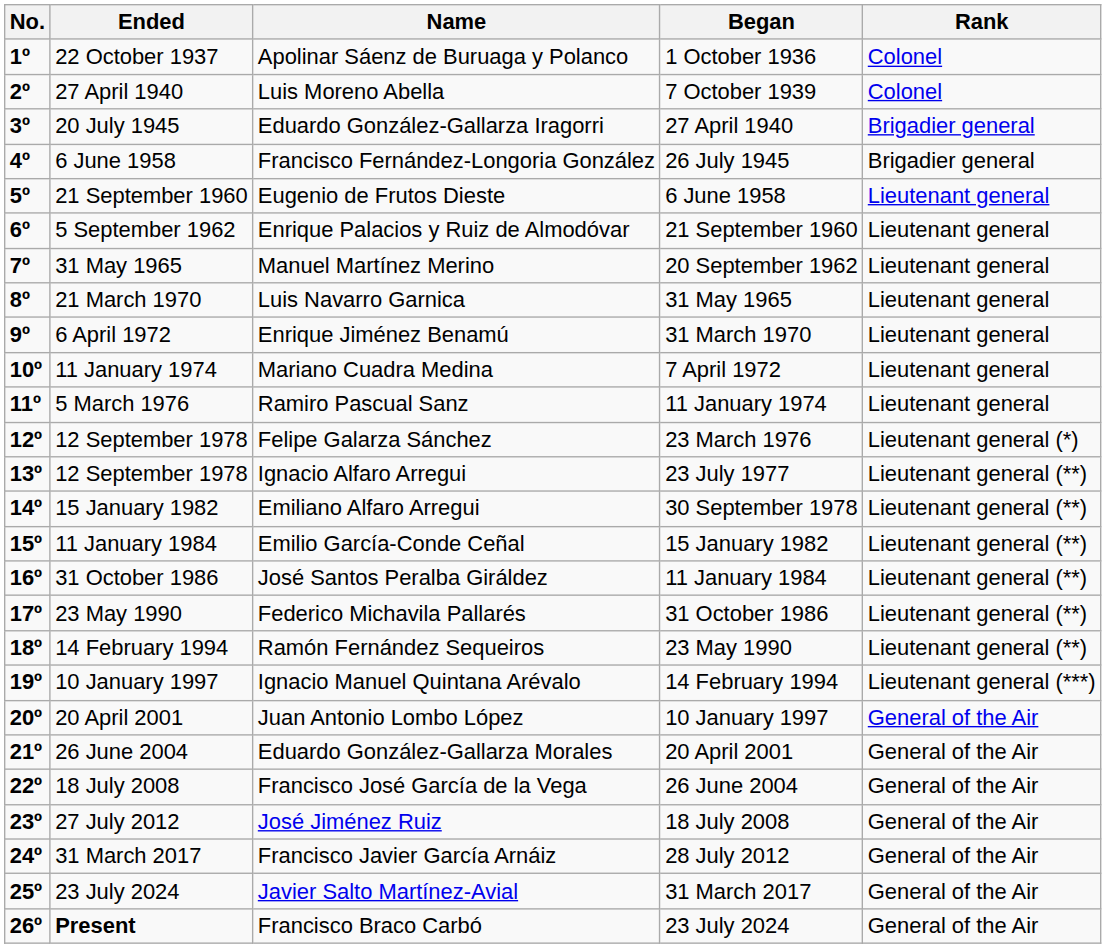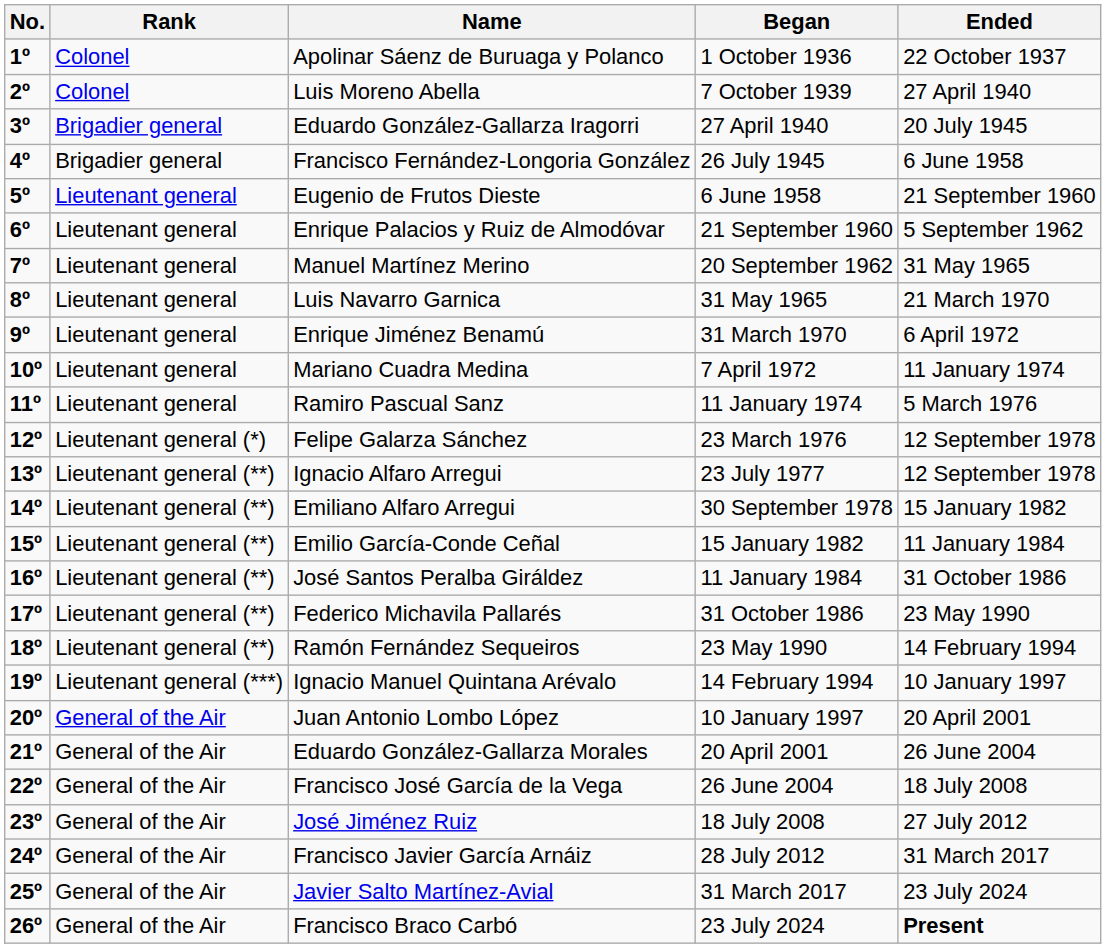columns swapped: (982, 21) <-> (151, 21)
